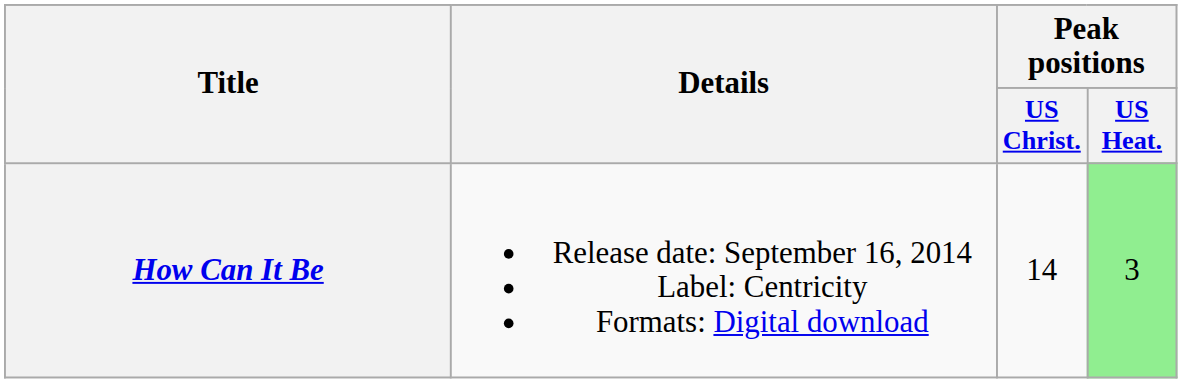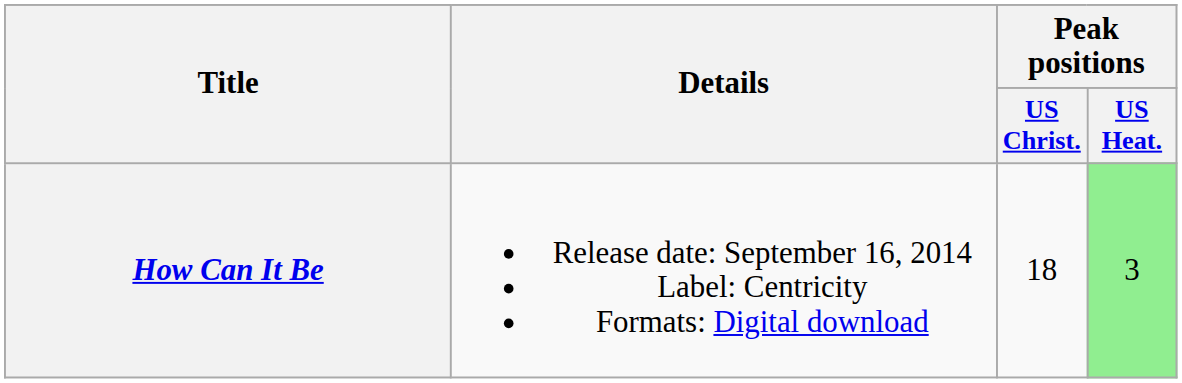(1042, 269) 14 -> (1042, 269) 18
